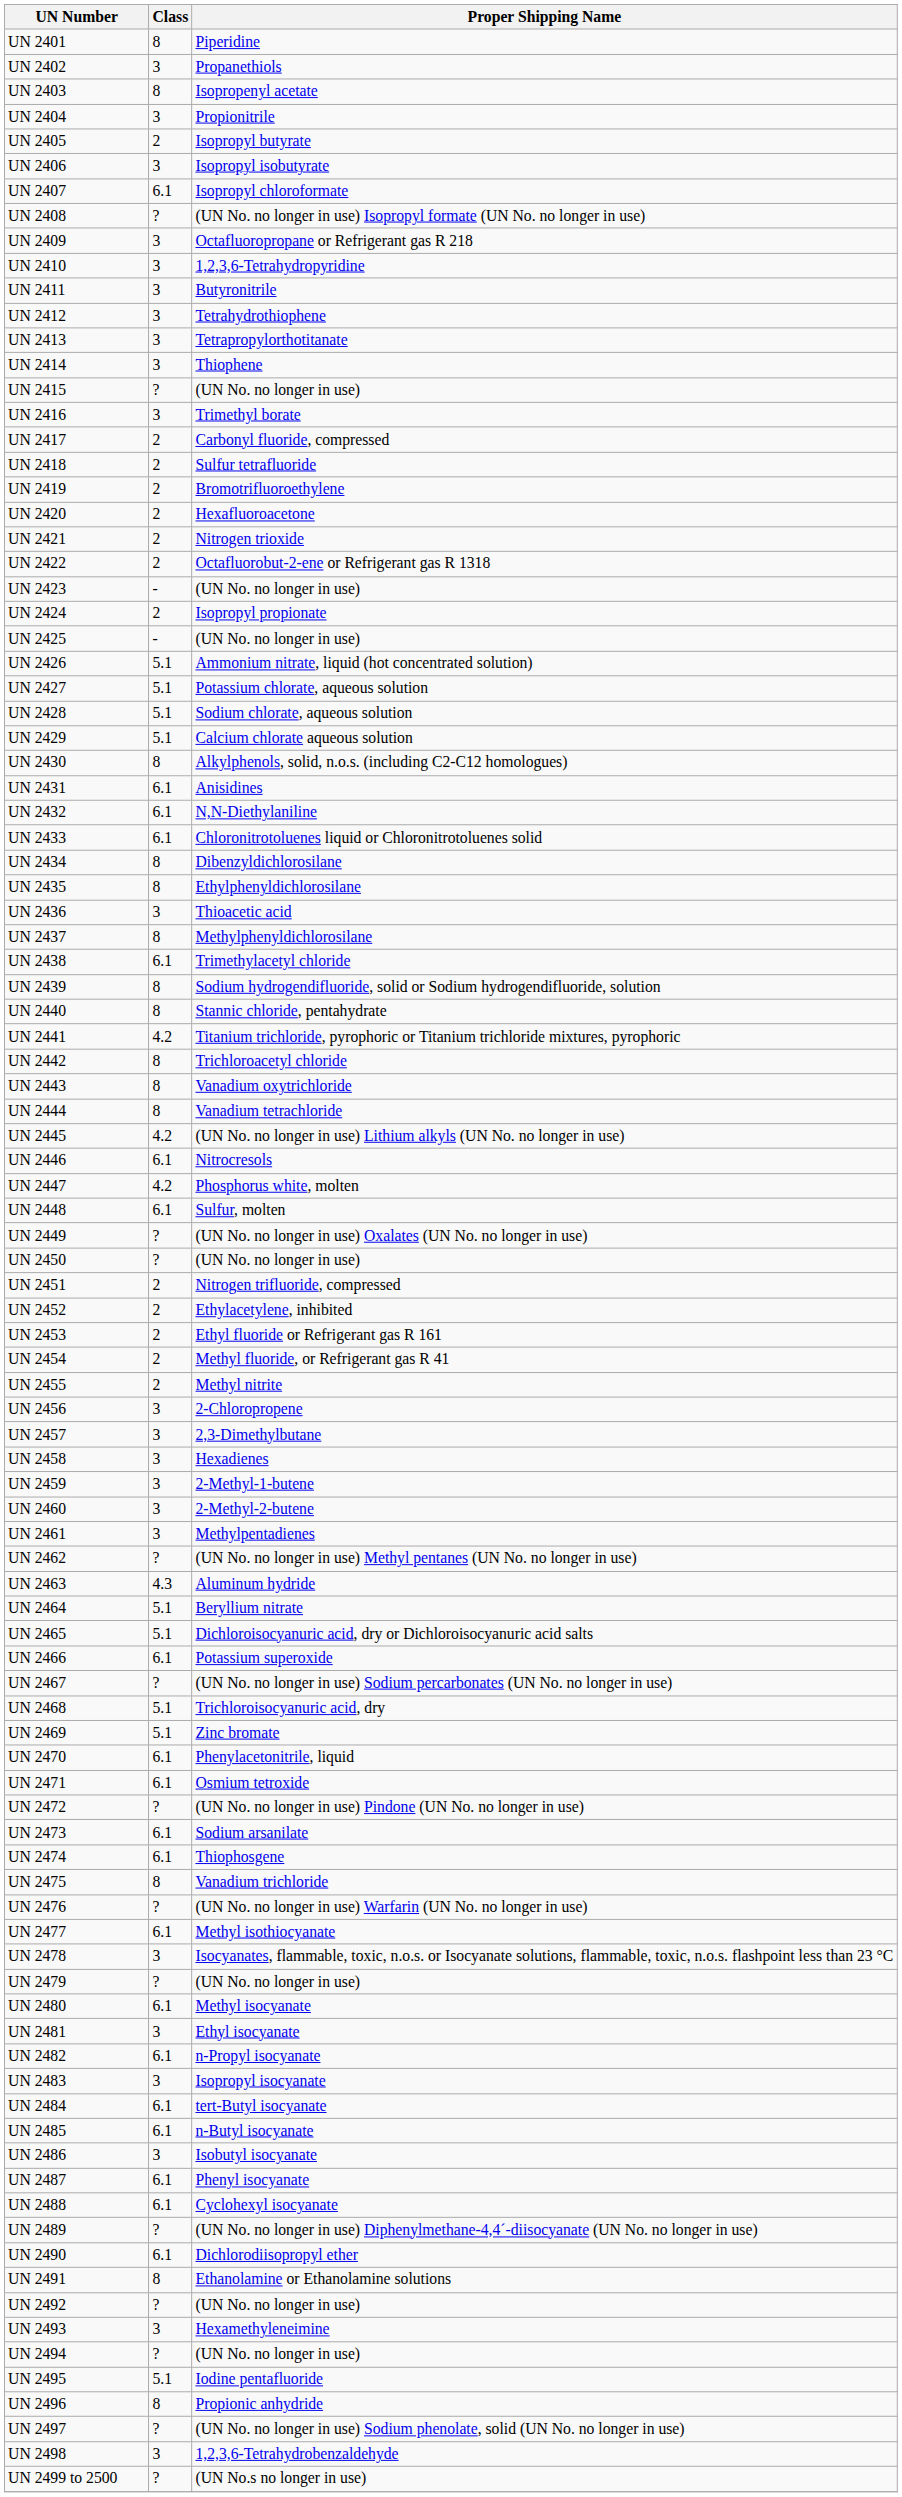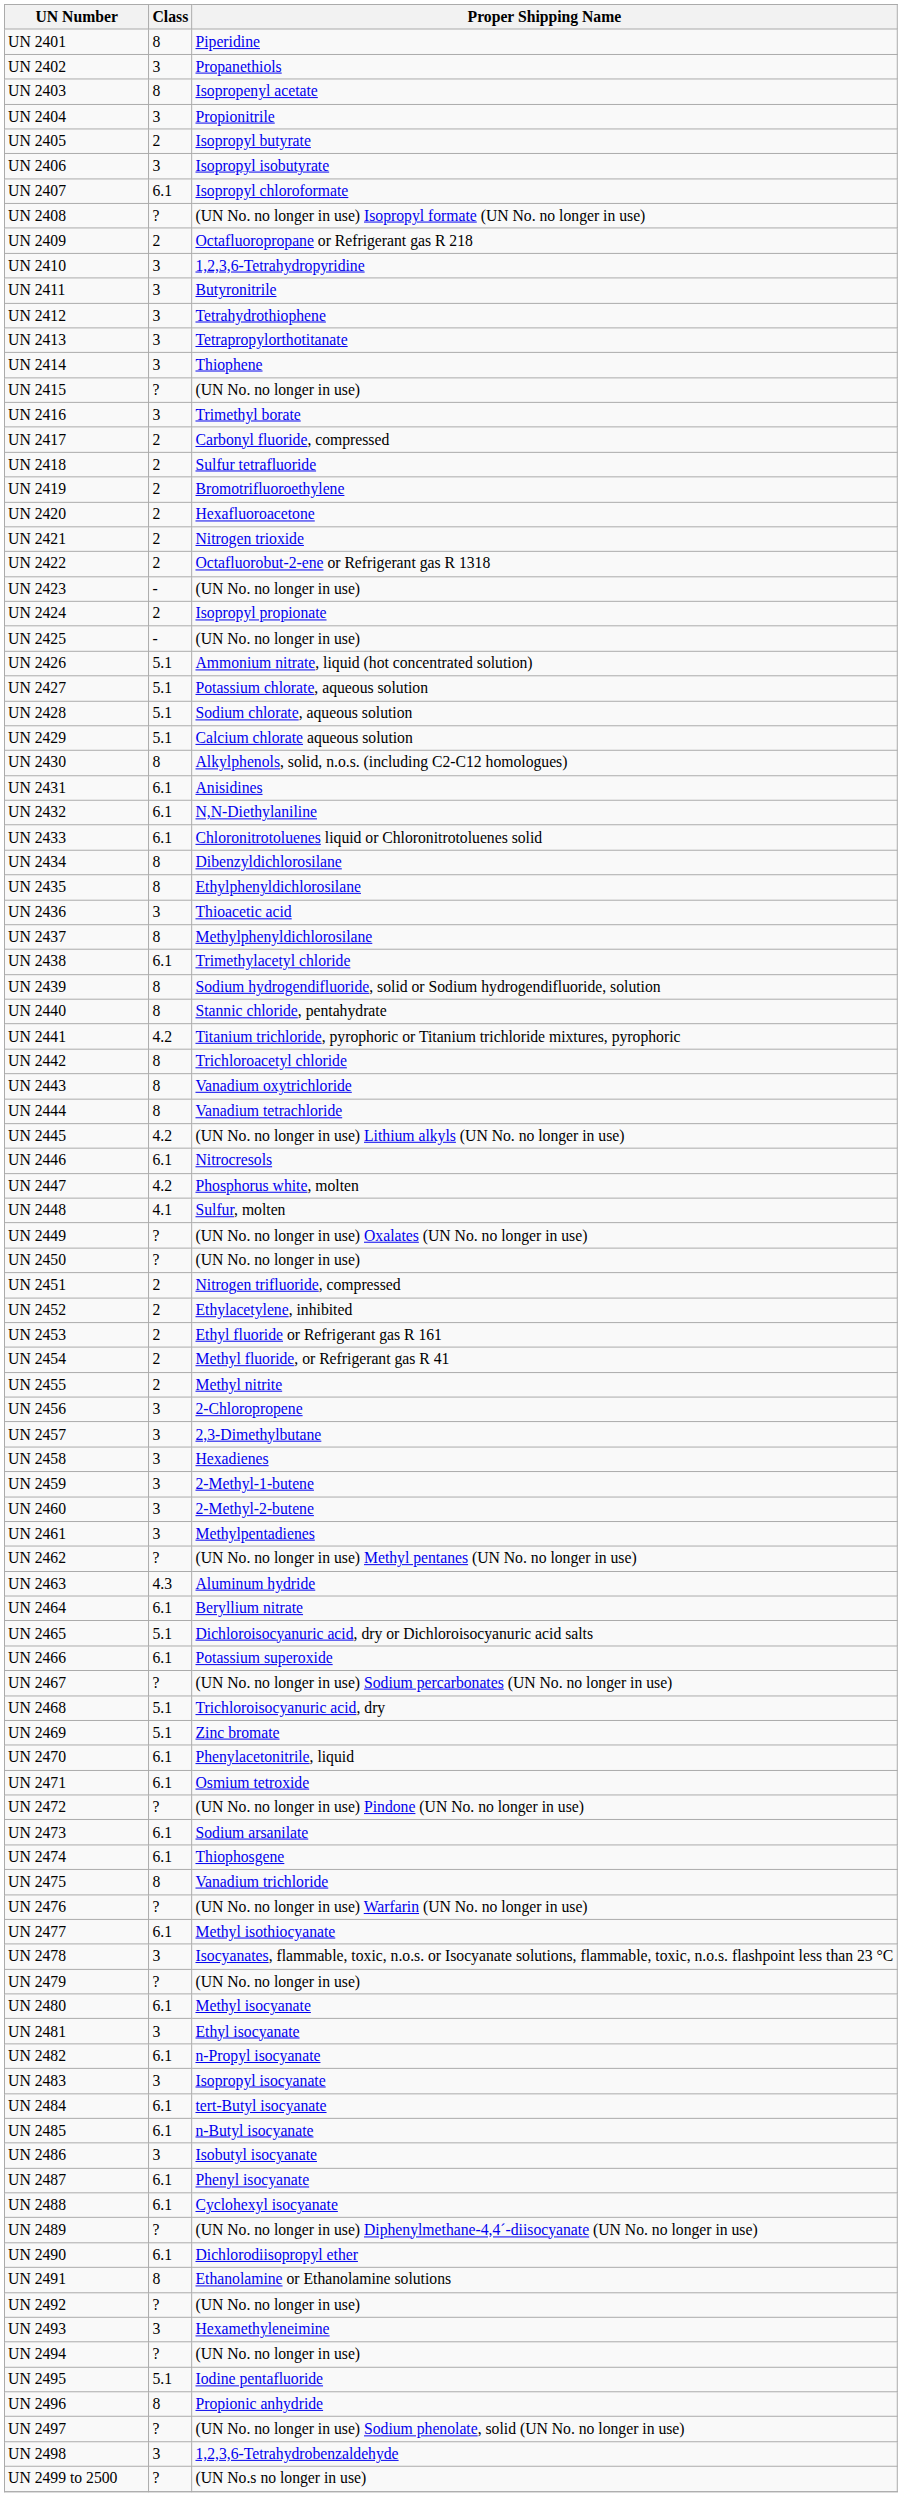(156, 240) 3 -> (156, 240) 2
(162, 1210) 6.1 -> (162, 1210) 4.1
(162, 1608) 5.1 -> (162, 1608) 6.1
